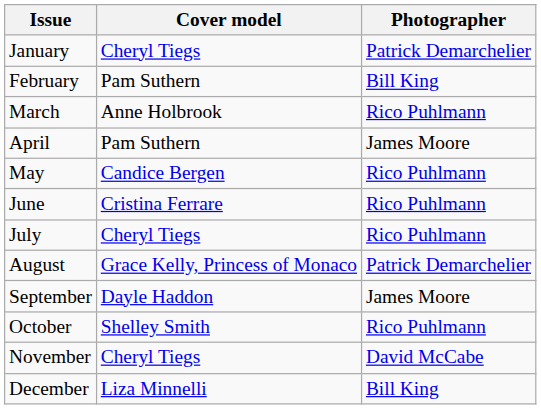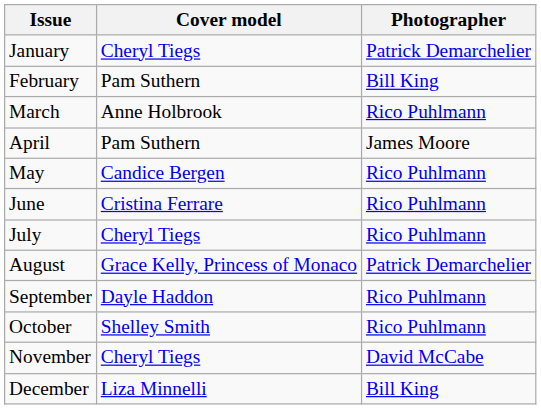(418, 296) James Moore -> (426, 296) Rico Puhlmann
